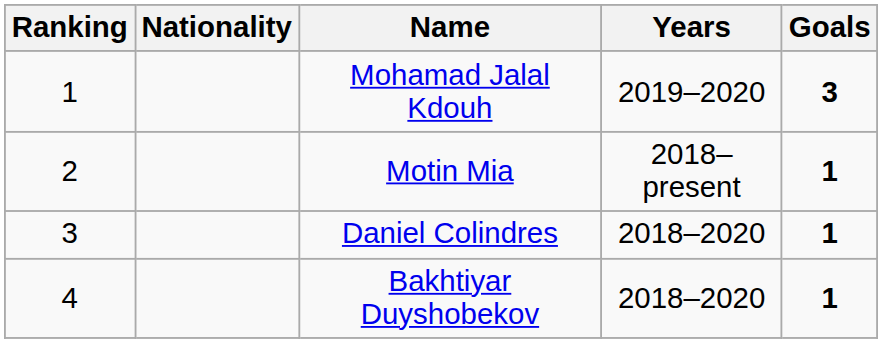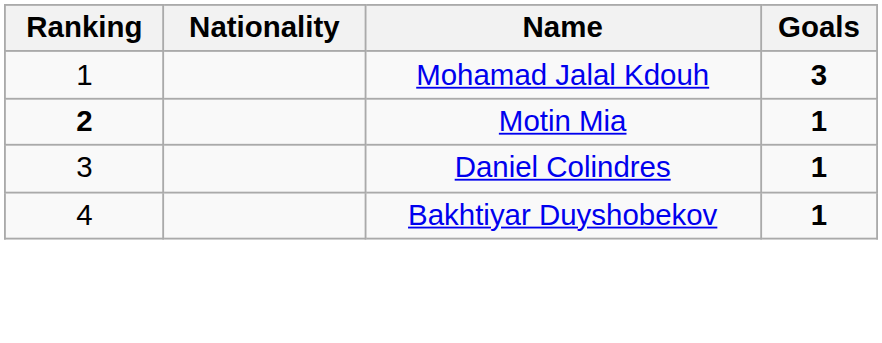- column: (692, 27)
(70, 170) normal -> (84, 121) bold
